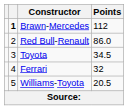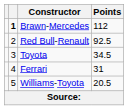(102, 40) 86.0 -> (102, 40) 92.5
(98, 69) 32 -> (98, 69) 31
